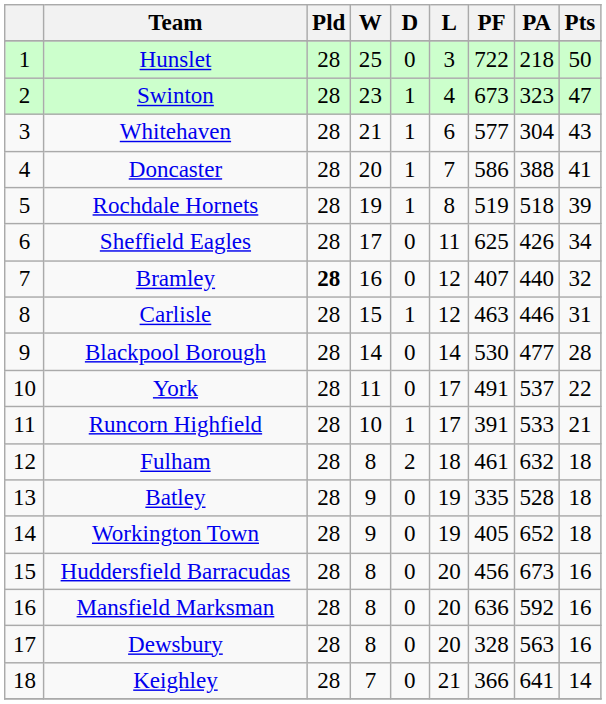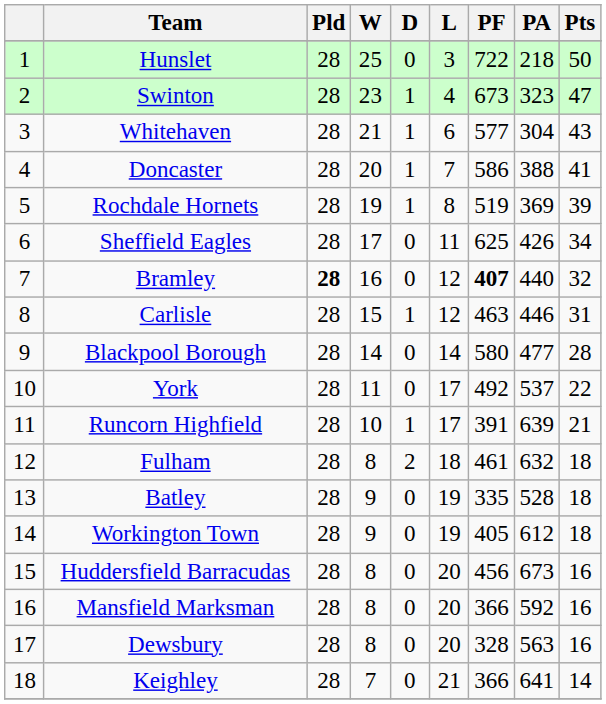(537, 205) 518 -> (537, 205) 369
(492, 278) normal -> (492, 278) bold
(492, 351) 530 -> (492, 351) 580
(492, 388) 491 -> (492, 388) 492
(537, 424) 533 -> (537, 424) 639
(537, 534) 652 -> (537, 534) 612
(492, 607) 636 -> (492, 607) 366
